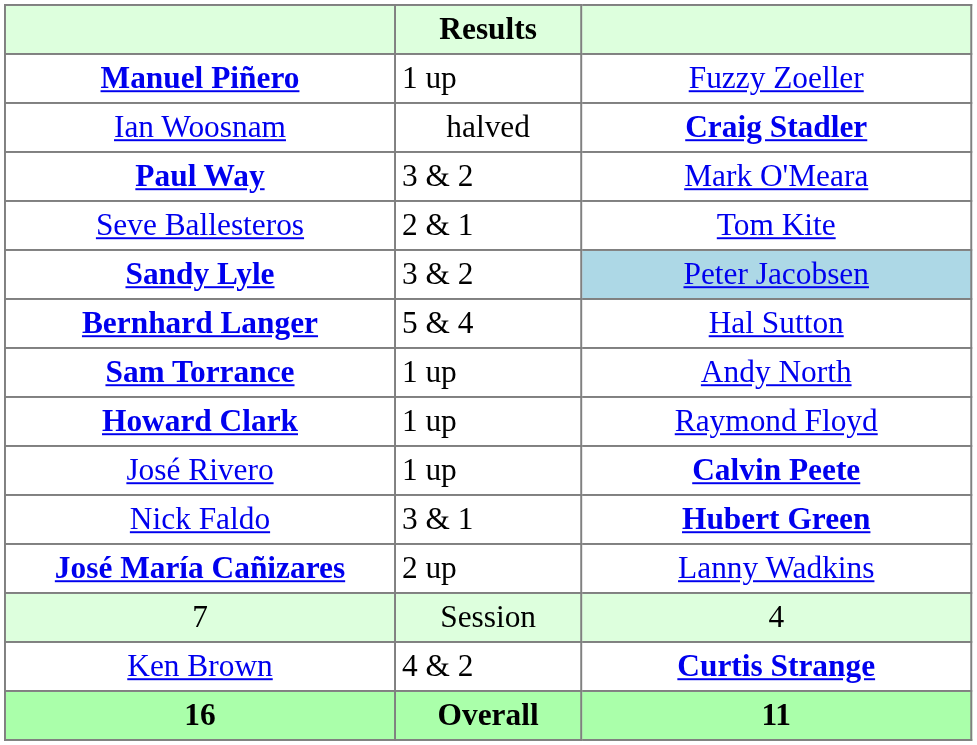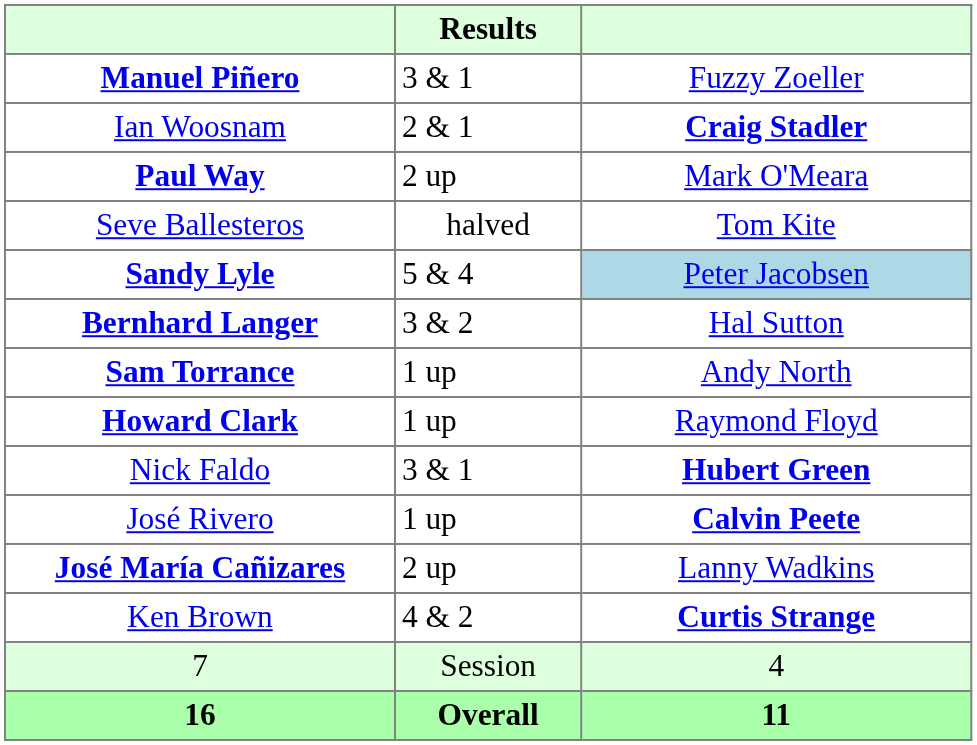(429, 78) 1 up -> (438, 78) 3 & 1
(488, 127) halved -> (438, 127) 2 & 1
(438, 176) 3 & 2 -> (429, 176) 2 up
(438, 224) 2 & 1 -> (488, 224) halved
(438, 274) 3 & 2 -> (438, 274) 5 & 4
(438, 322) 5 & 4 -> (438, 322) 3 & 2
rows swapped: (200, 470) <-> (200, 519)
rows swapped: (200, 666) <-> (200, 617)
